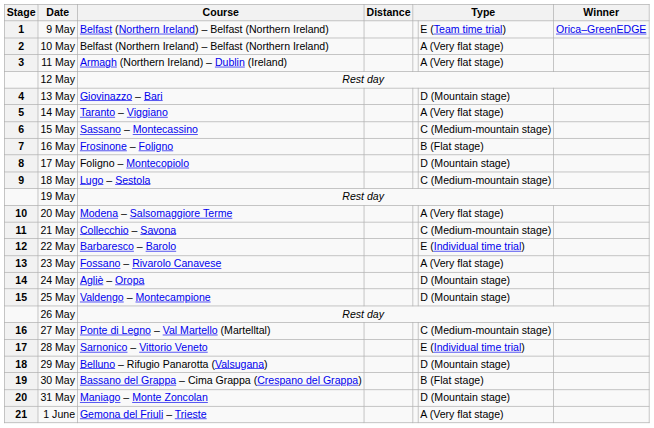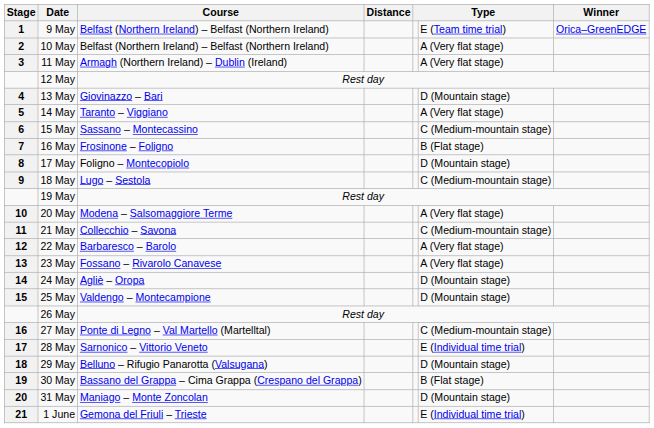(473, 247) E (Individual time trial) -> (462, 247) A (Very flat stage)
(462, 414) A (Very flat stage) -> (473, 414) E (Individual time trial)
